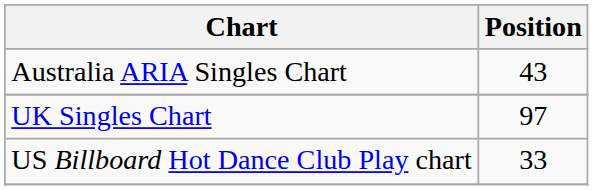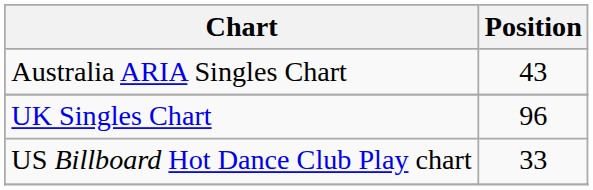(533, 116) 97 -> (533, 116) 96
